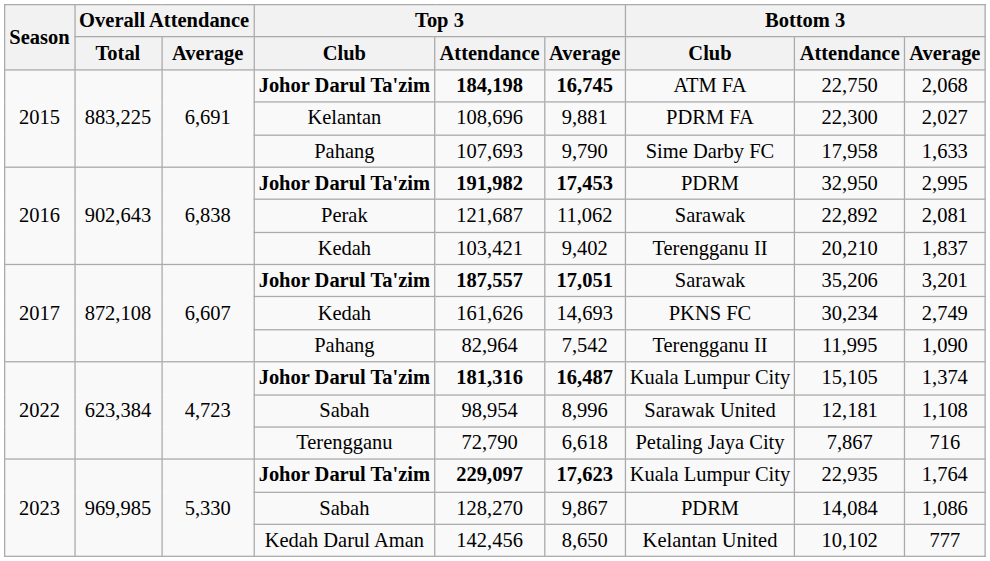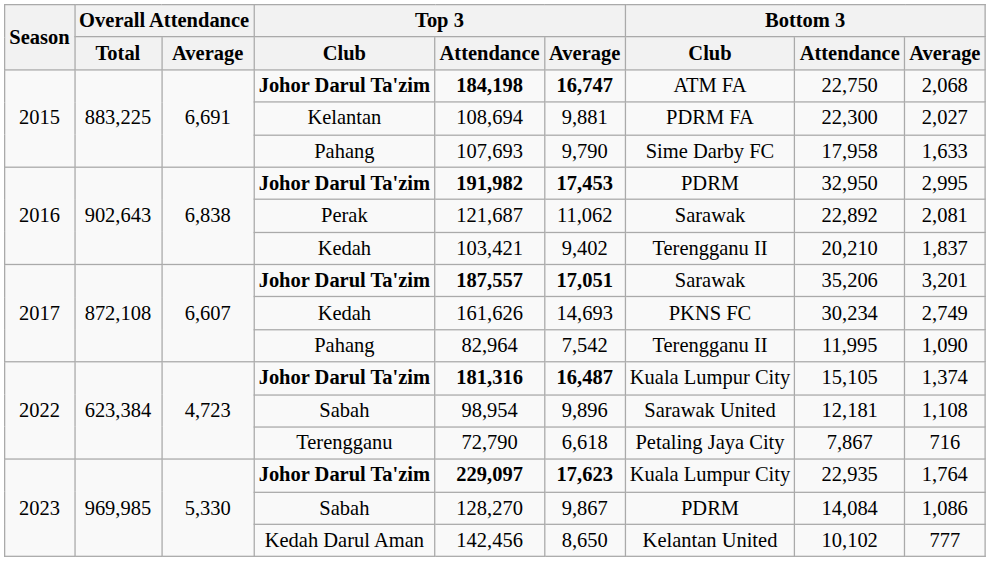(585, 85) 16,745 -> (585, 85) 16,747
(490, 118) 108,696 -> (490, 118) 108,694
(585, 410) 8,996 -> (585, 410) 9,896
